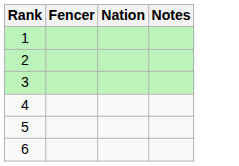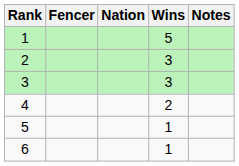+ column: (168, 15)
